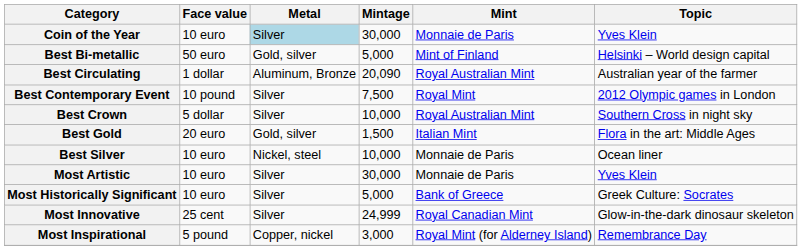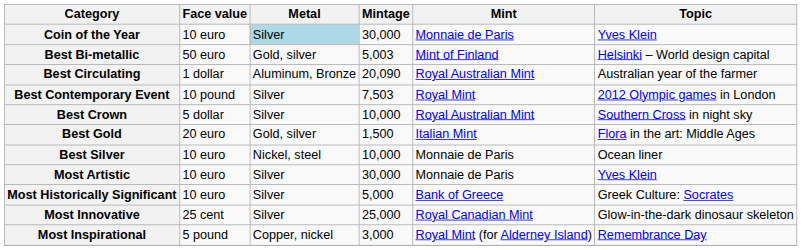(378, 54) 5,000 -> (378, 54) 5,003
(378, 94) 7,500 -> (378, 94) 7,503
(381, 214) 24,999 -> (381, 214) 25,000
